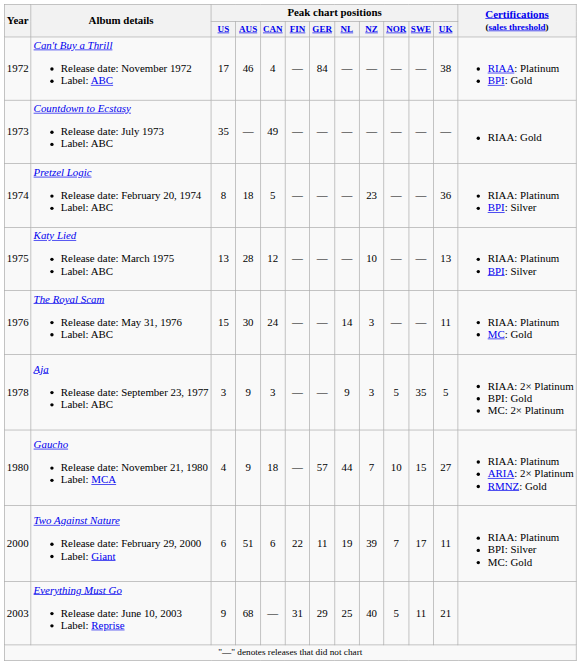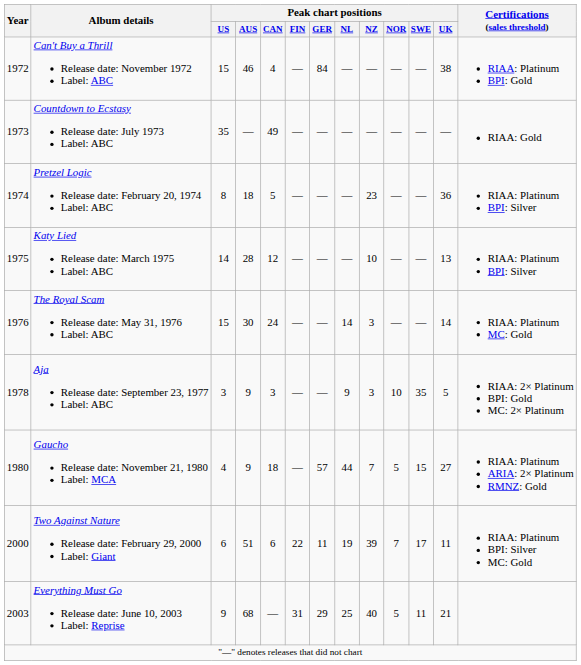(223, 68) 17 -> (223, 68) 15
(223, 259) 13 -> (223, 259) 14
(446, 322) 11 -> (446, 322) 14
(396, 392) 5 -> (396, 392) 10
(396, 468) 10 -> (396, 468) 5
